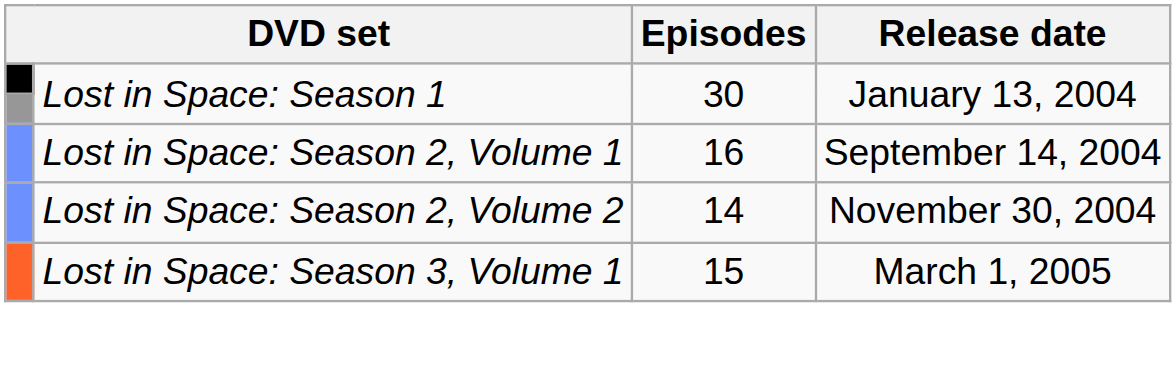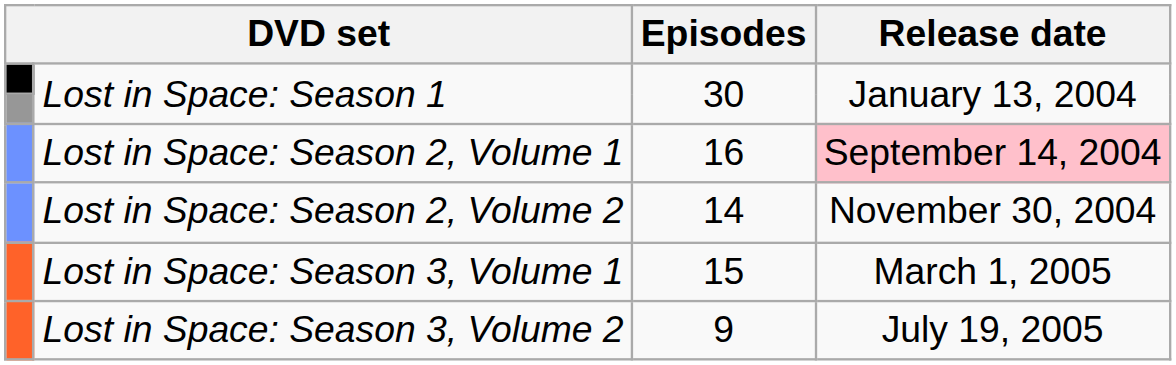(993, 152) no background -> (993, 152) pink background
+ row: (333, 329)
